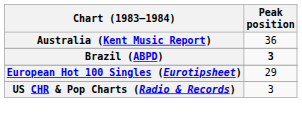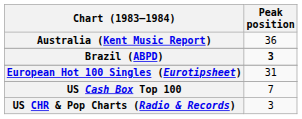(271, 73) 29 -> (271, 73) 31
+ row: (124, 89)
